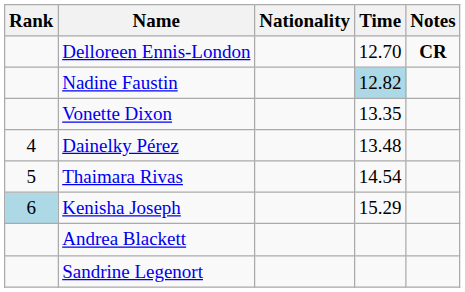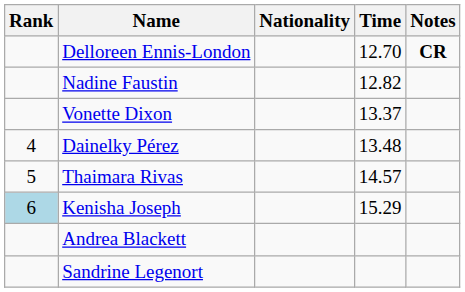(380, 83) lightblue background -> (380, 83) no background
(380, 114) 13.35 -> (380, 114) 13.37
(380, 176) 14.54 -> (380, 176) 14.57
